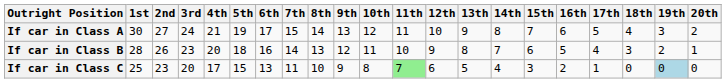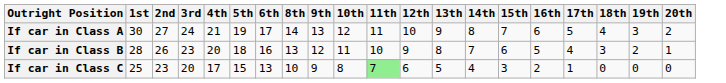- column: (295, 14)
(661, 69) lightblue background -> (635, 69) no background
